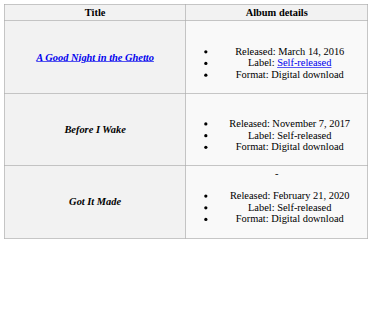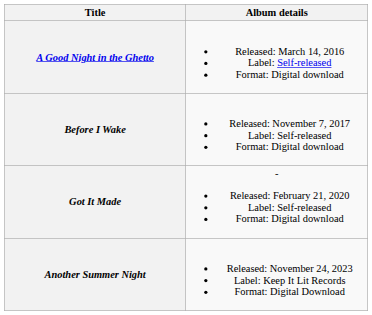+ row: (95, 274)
